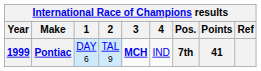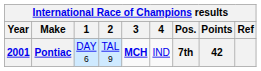(18, 52) 1999 -> (18, 52) 2001
(217, 52) 41 -> (217, 52) 42
